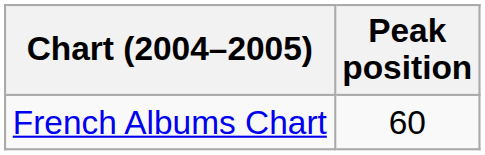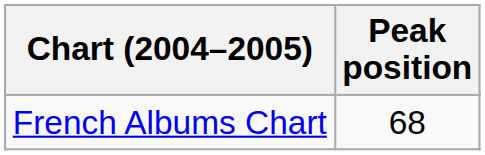(407, 121) 60 -> (407, 121) 68
